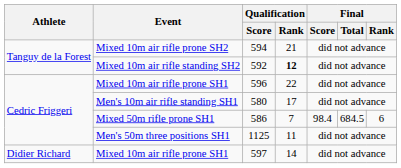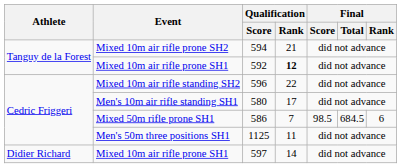(168, 66) Mixed 10m air rifle standing SH2 -> (162, 66) Mixed 10m air rifle prone SH1
(162, 83) Mixed 10m air rifle prone SH1 -> (168, 83) Mixed 10m air rifle standing SH2
(322, 119) 98.4 -> (322, 119) 98.5
